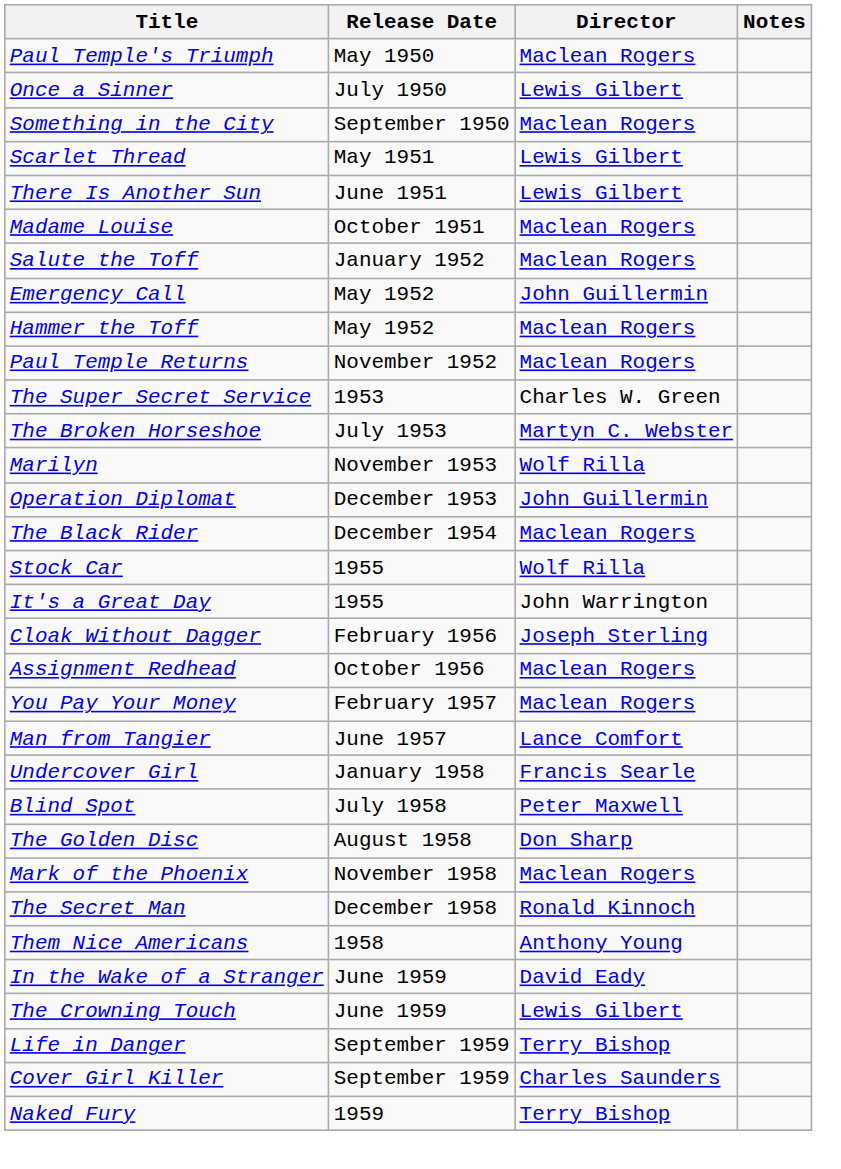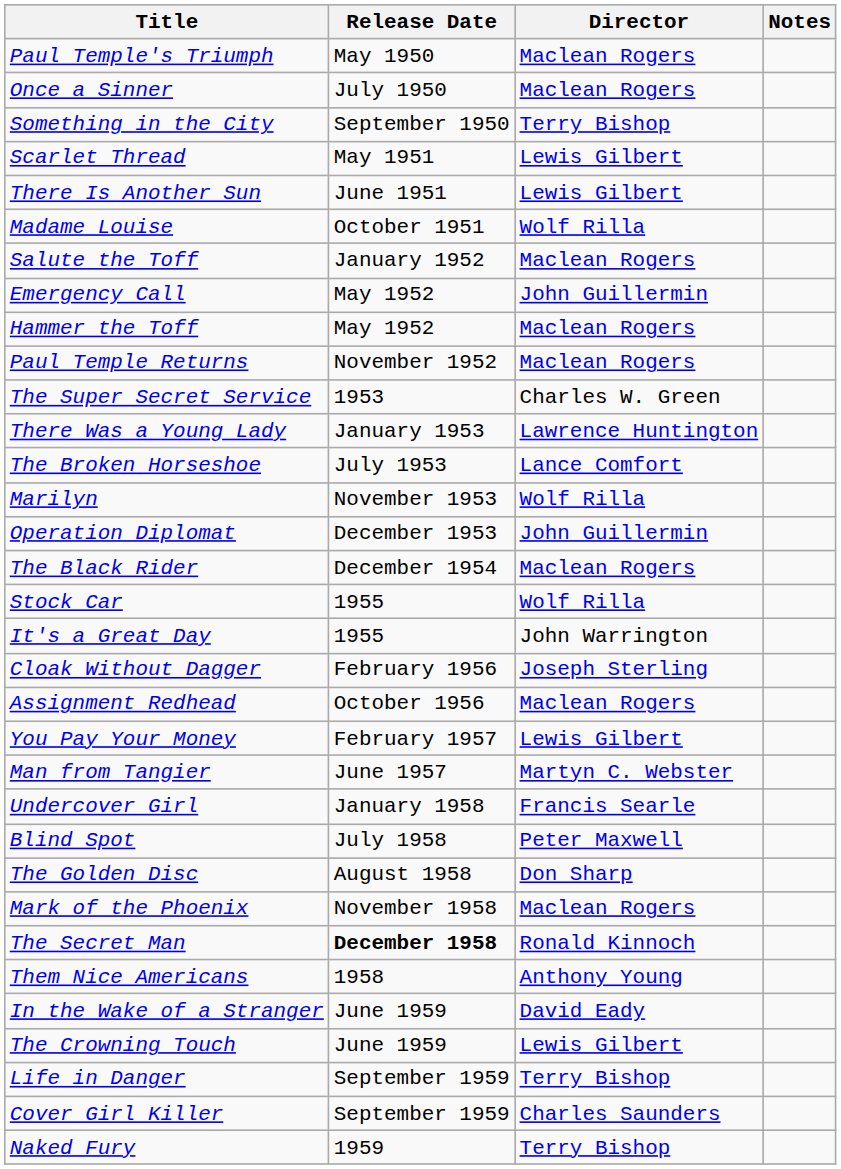(601, 90) Lewis Gilbert -> (607, 90) Maclean Rogers
(607, 124) Maclean Rogers -> (595, 124) Terry Bishop
(607, 227) Maclean Rogers -> (582, 227) Wolf Rilla
+ row: (148, 431)
(626, 431) Martyn C. Webster -> (601, 465) Lance Comfort
(607, 704) Maclean Rogers -> (601, 738) Lewis Gilbert
(601, 738) Lance Comfort -> (626, 772) Martyn C. Webster
(415, 909) normal -> (415, 943) bold
